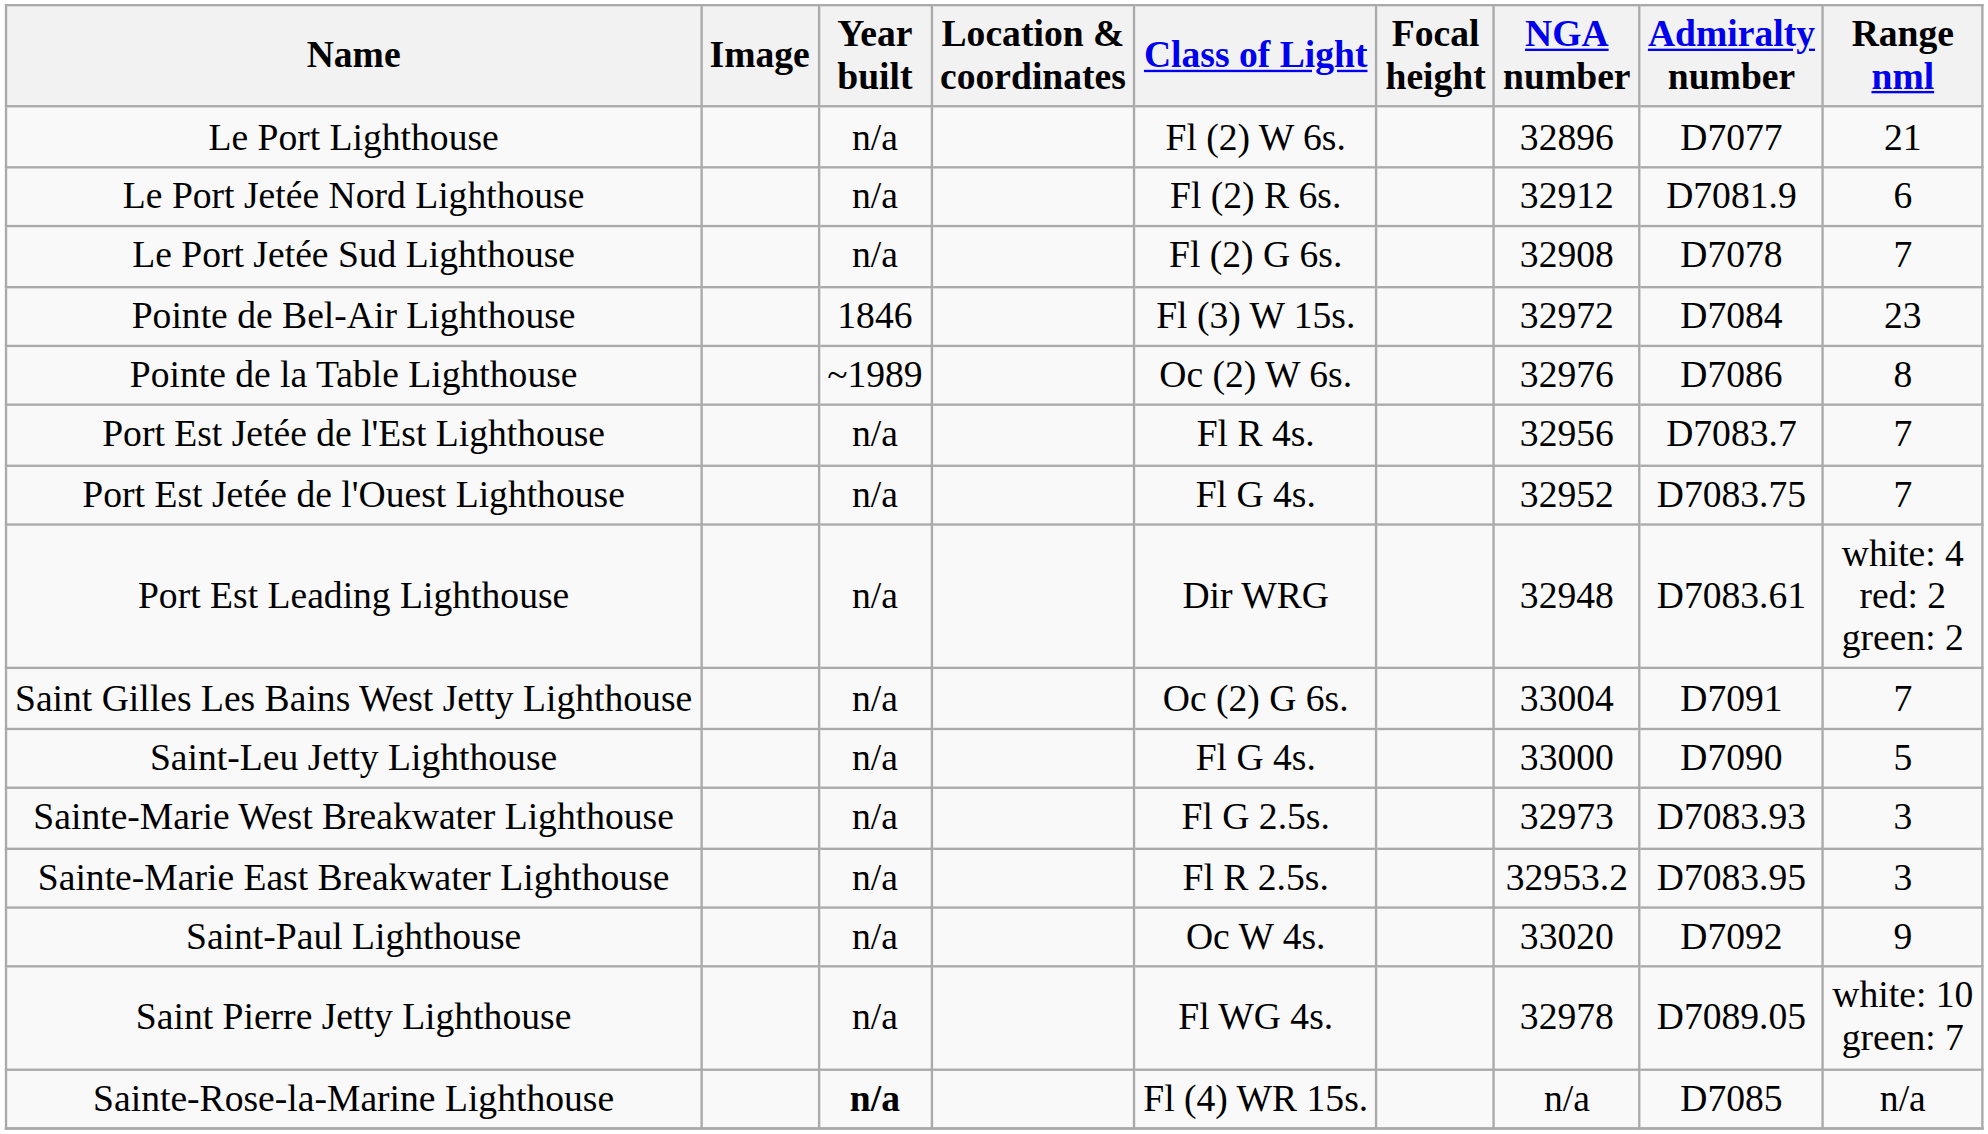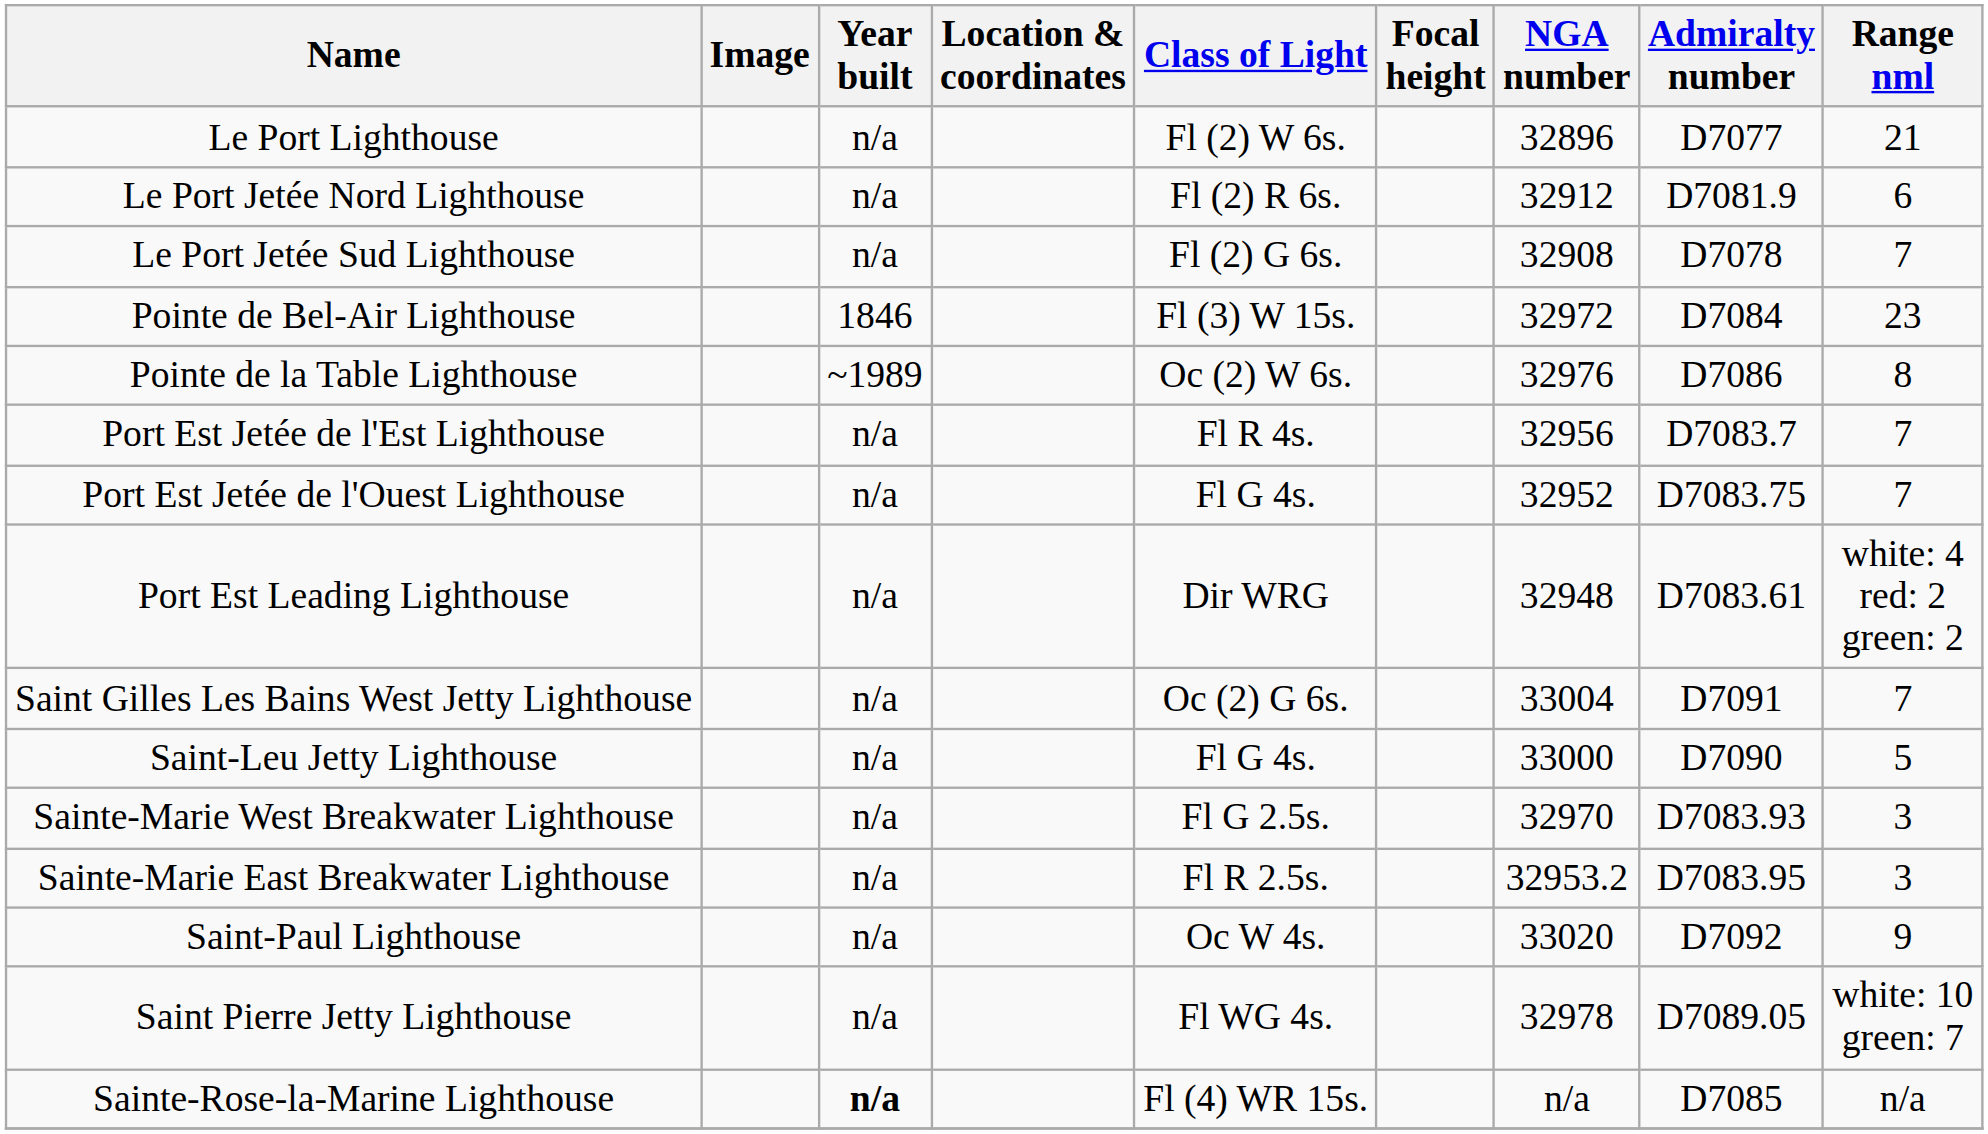(1567, 817) 32973 -> (1567, 817) 32970
